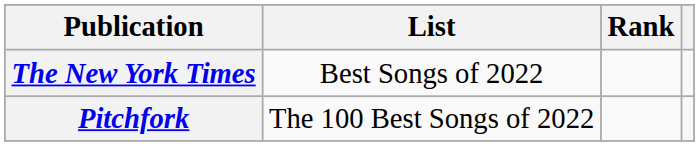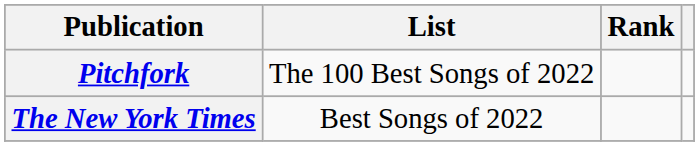rows swapped: (134, 118) <-> (134, 72)
